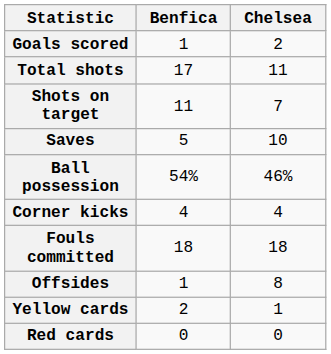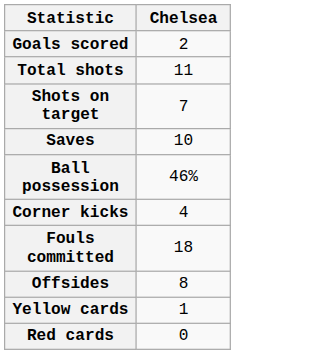- column: (184, 18)
